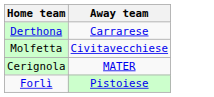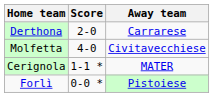+ column: (87, 13)
